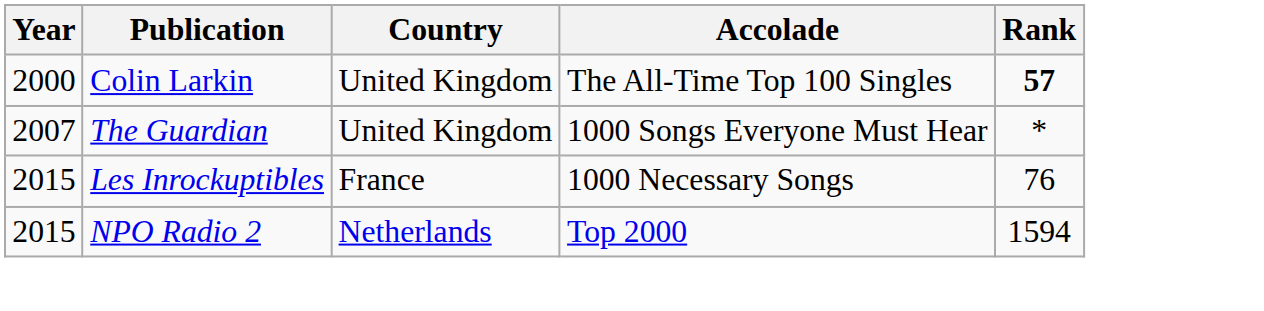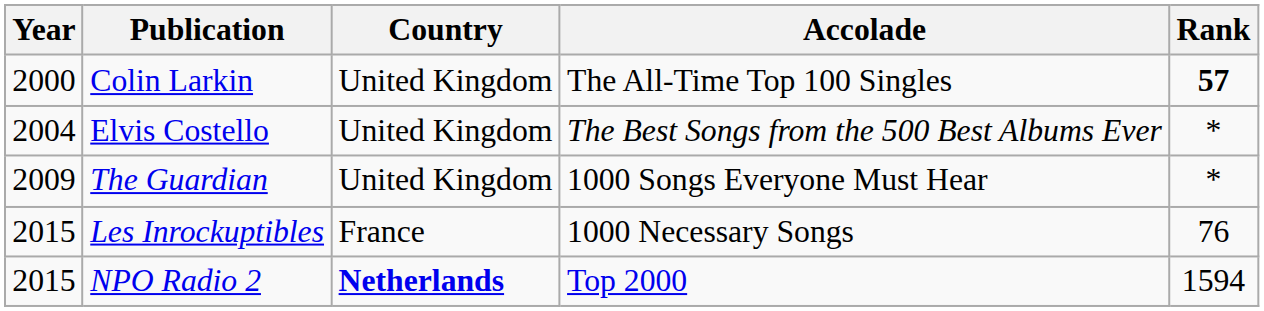+ row: (180, 130)
(44, 130) 2007 -> (44, 180) 2009
(415, 230) normal -> (421, 280) bold
